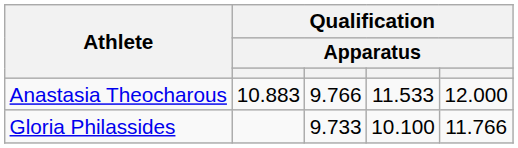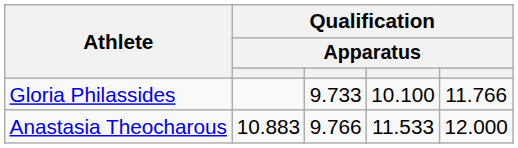rows swapped: (93, 127) <-> (118, 94)
